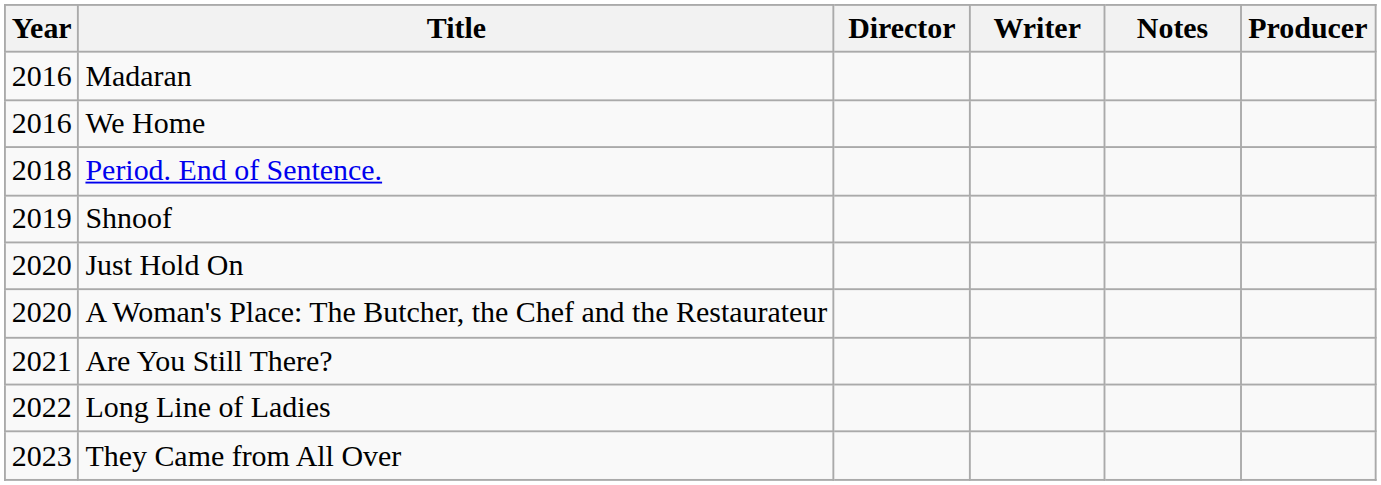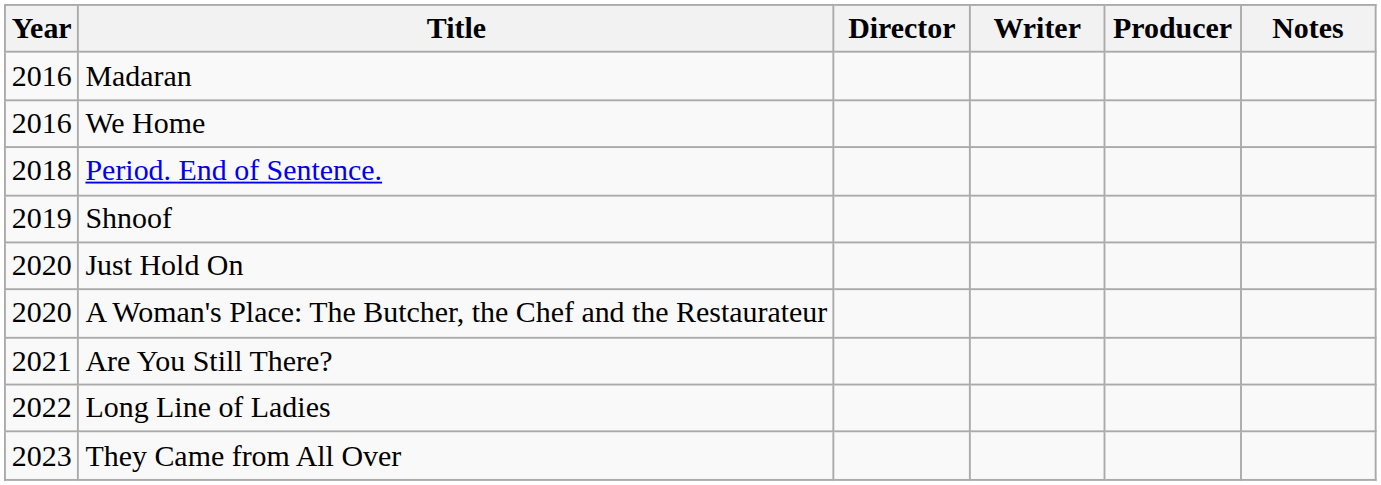columns swapped: (1308, 28) <-> (1173, 28)
